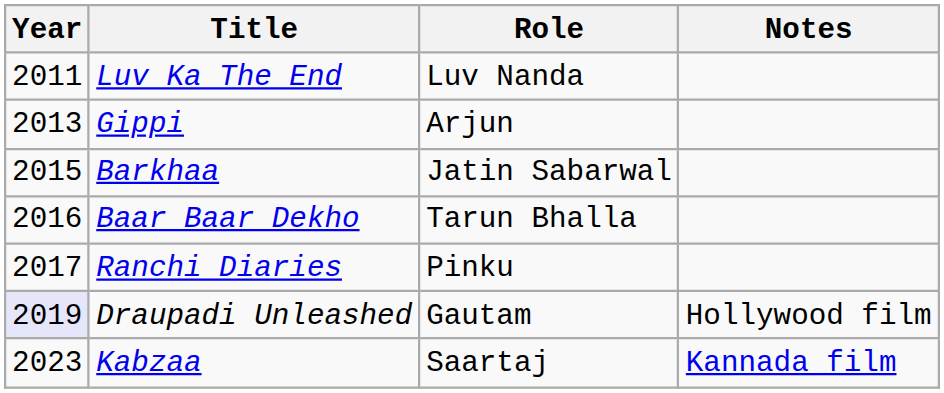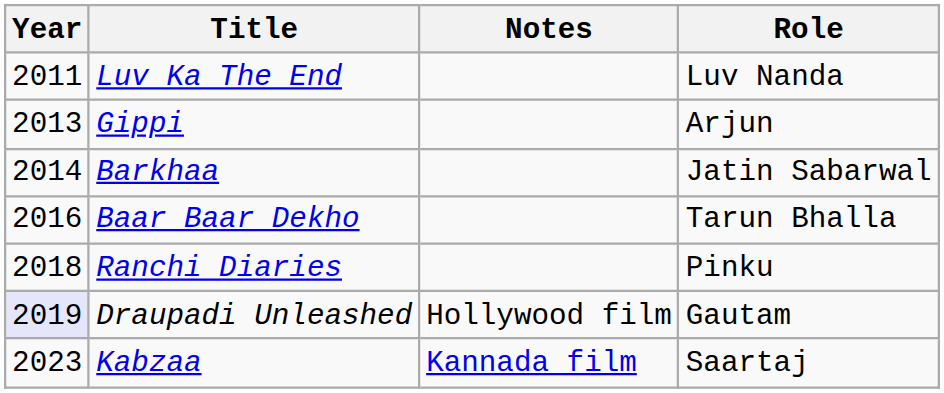columns swapped: (549, 29) <-> (809, 29)
(47, 172) 2015 -> (47, 172) 2014
(47, 267) 2017 -> (47, 267) 2018
